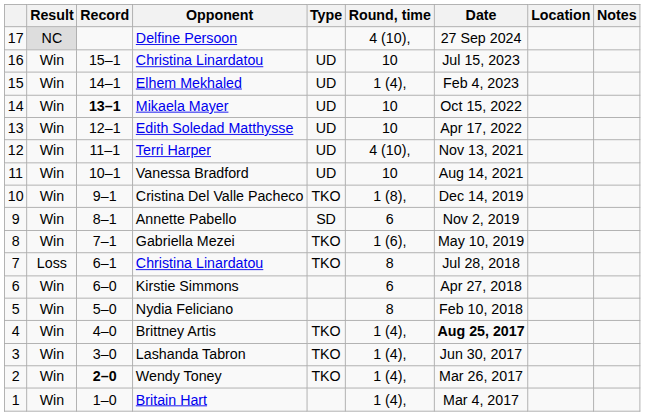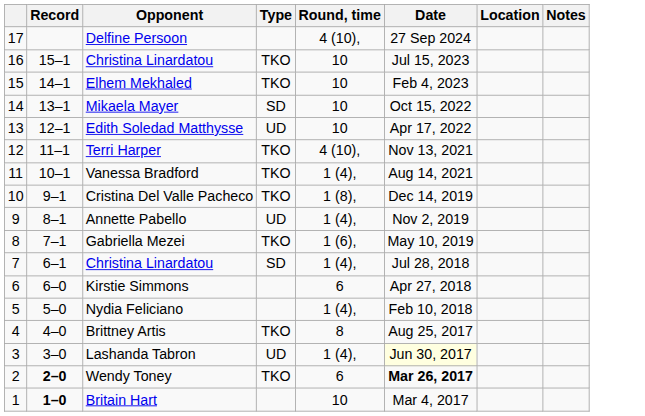- column: (52, 15)
(326, 60) UD -> (276, 60) TKO
(326, 83) UD -> (276, 83) TKO
(390, 83) 1 (4), -> (340, 83) 10
(105, 106) bold -> (55, 106) normal
(326, 106) UD -> (276, 106) SD
(326, 151) UD -> (276, 151) TKO
(326, 173) UD -> (276, 173) TKO
(390, 173) 10 -> (340, 173) 1 (4),
(326, 219) SD -> (276, 219) UD
(390, 219) 6 -> (340, 219) 1 (4),
(326, 264) TKO -> (276, 264) SD
(390, 264) 8 -> (340, 264) 1 (4),
(390, 309) 8 -> (340, 309) 1 (4),
(390, 331) 1 (4), -> (340, 331) 8
(481, 331) bold -> (431, 331) normal
(326, 354) TKO -> (276, 354) UD
(481, 354) no background -> (431, 354) lightyellow background
(390, 377) 1 (4), -> (340, 377) 6
(481, 377) normal -> (431, 377) bold
(105, 399) normal -> (55, 399) bold
(390, 399) 1 (4), -> (340, 399) 10
